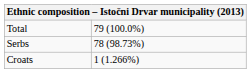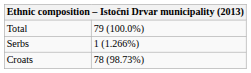(119, 44) 78 (98.73%) -> (116, 44) 1 (1.266%)
(116, 60) 1 (1.266%) -> (119, 60) 78 (98.73%)
